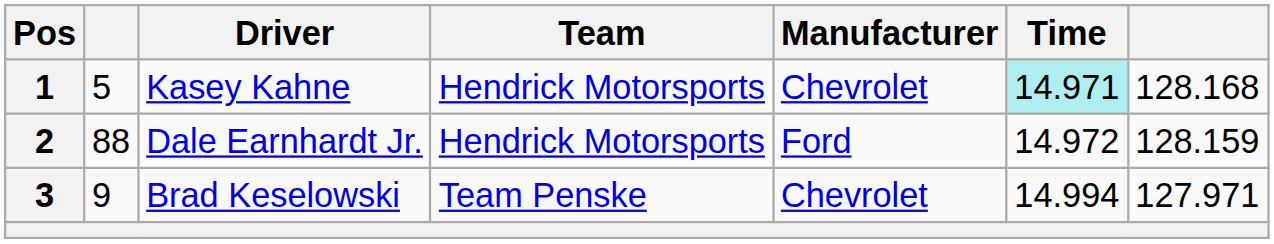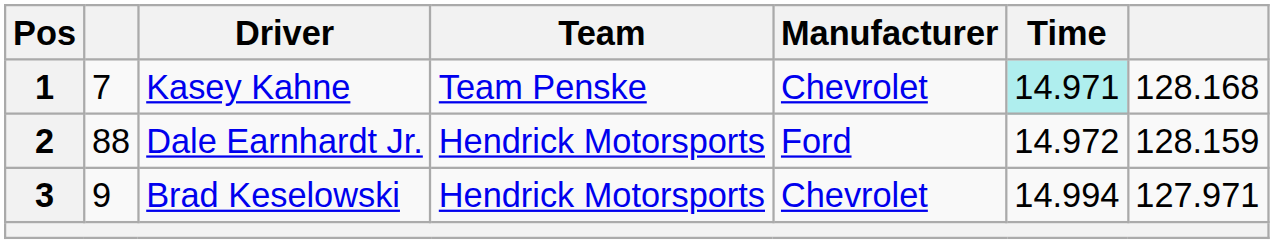(102, 87) 5 -> (102, 87) 7
(602, 87) Hendrick Motorsports -> (543, 87) Team Penske
(543, 196) Team Penske -> (602, 196) Hendrick Motorsports
